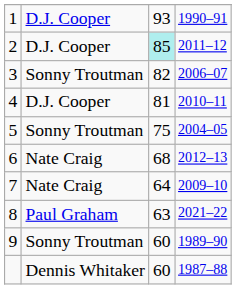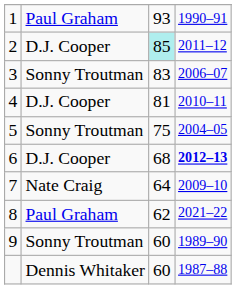(68, 18) D.J. Cooper -> (72, 18) Paul Graham
(162, 74) 82 -> (162, 74) 83
(64, 158) Nate Craig -> (68, 158) D.J. Cooper
(203, 158) normal -> (203, 158) bold
(162, 213) 63 -> (162, 213) 62
